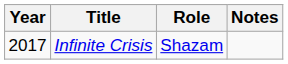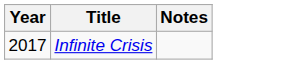- column: (192, 18)
